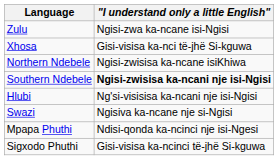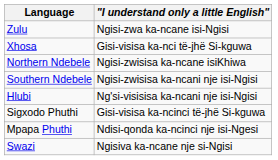(184, 79) bold -> (177, 79) normal
rows swapped: (21, 113) <-> (42, 146)
